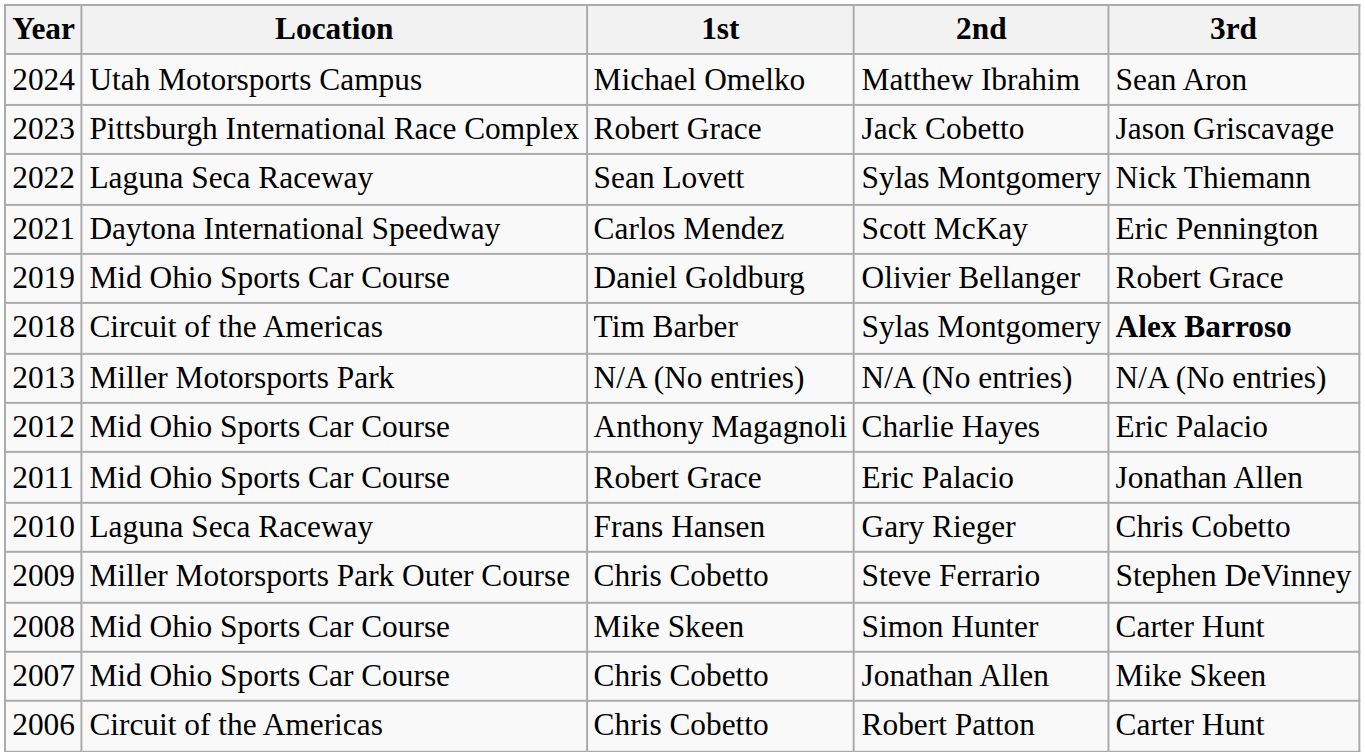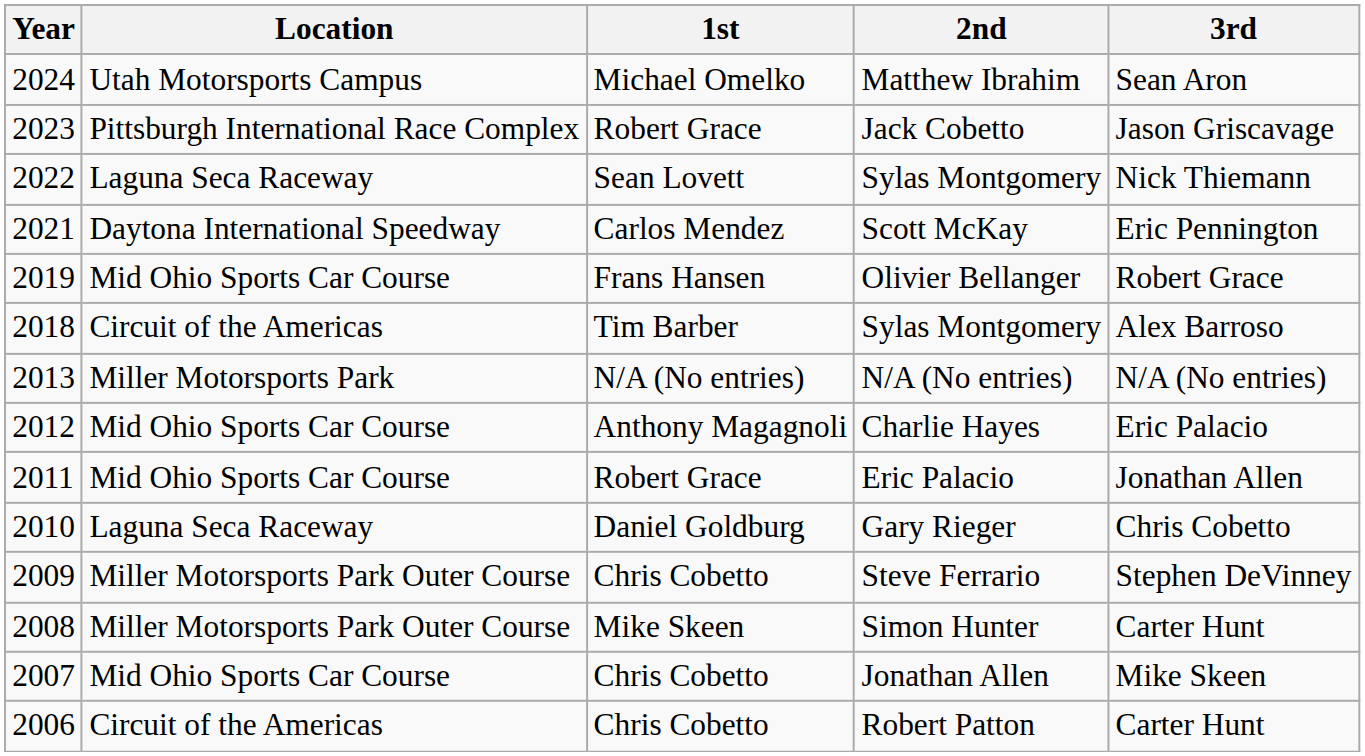(707, 278) Daniel Goldburg -> (679, 278) Frans Hansen
(1204, 327) bold -> (1200, 327) normal
(679, 526) Frans Hansen -> (707, 526) Daniel Goldburg
(270, 626) Mid Ohio Sports Car Course -> (330, 626) Miller Motorsports Park Outer Course
